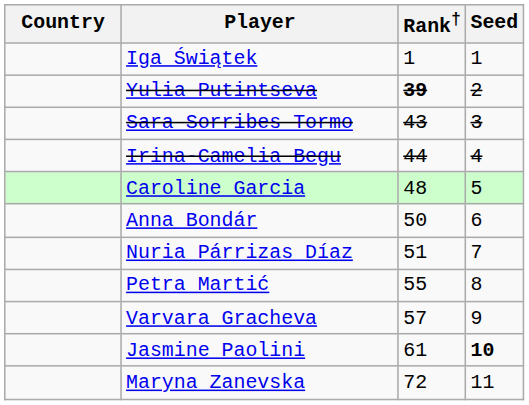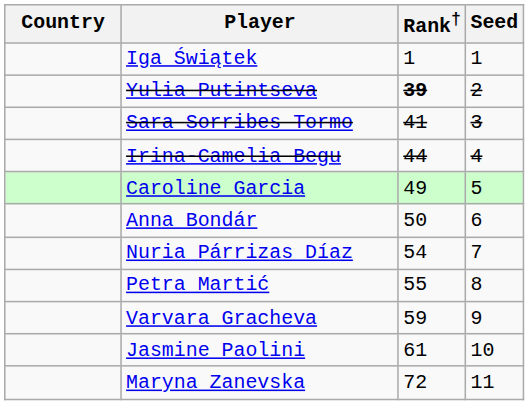(415, 123) 43 -> (415, 123) 41
(415, 188) 48 -> (415, 188) 49
(415, 253) 51 -> (415, 253) 54
(415, 318) 57 -> (415, 318) 59
(482, 350) bold -> (482, 350) normal
